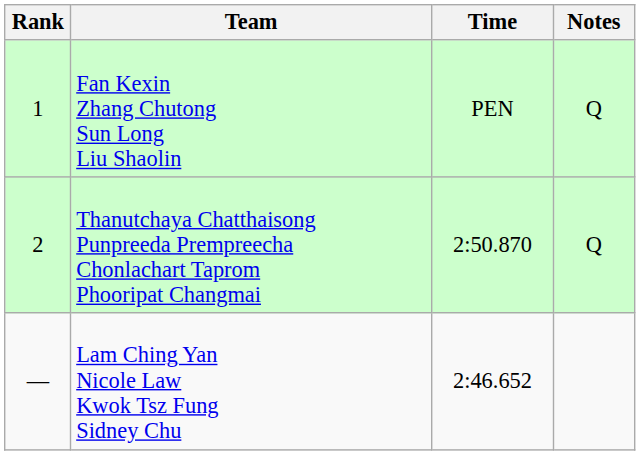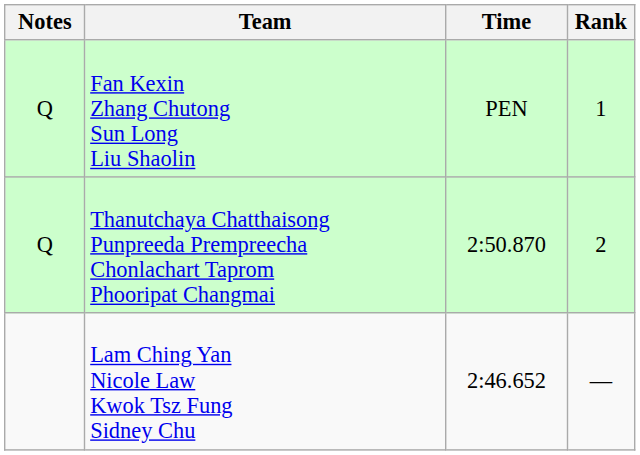columns swapped: (38, 22) <-> (594, 22)
